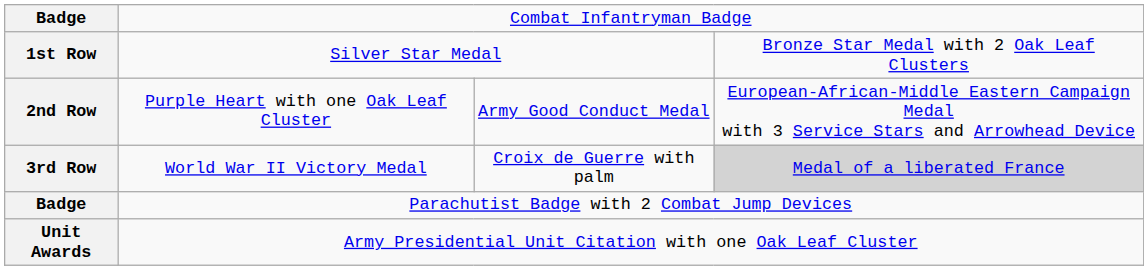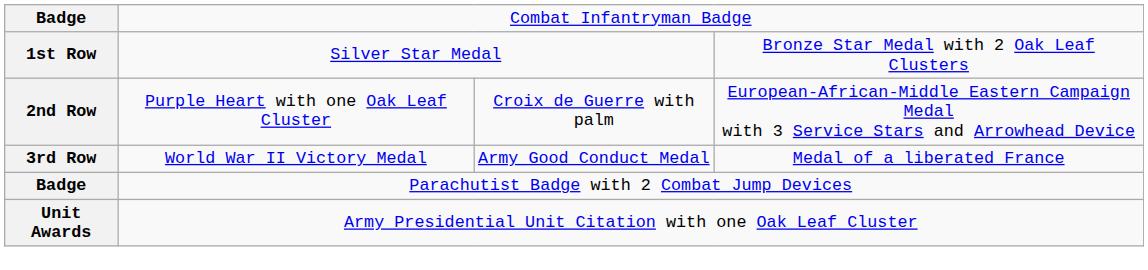(594, 112) Army Good Conduct Medal -> (594, 112) Croix de Guerre with palm
(594, 168) Croix de Guerre with palm -> (594, 158) Army Good Conduct Medal
(929, 168) lightgrey background -> (929, 158) no background
